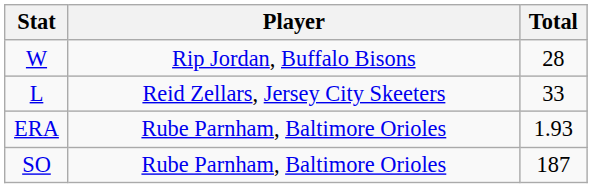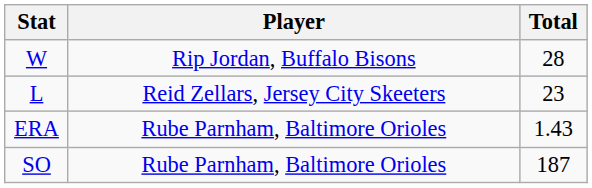(553, 93) 33 -> (553, 93) 23
(553, 128) 1.93 -> (553, 128) 1.43
